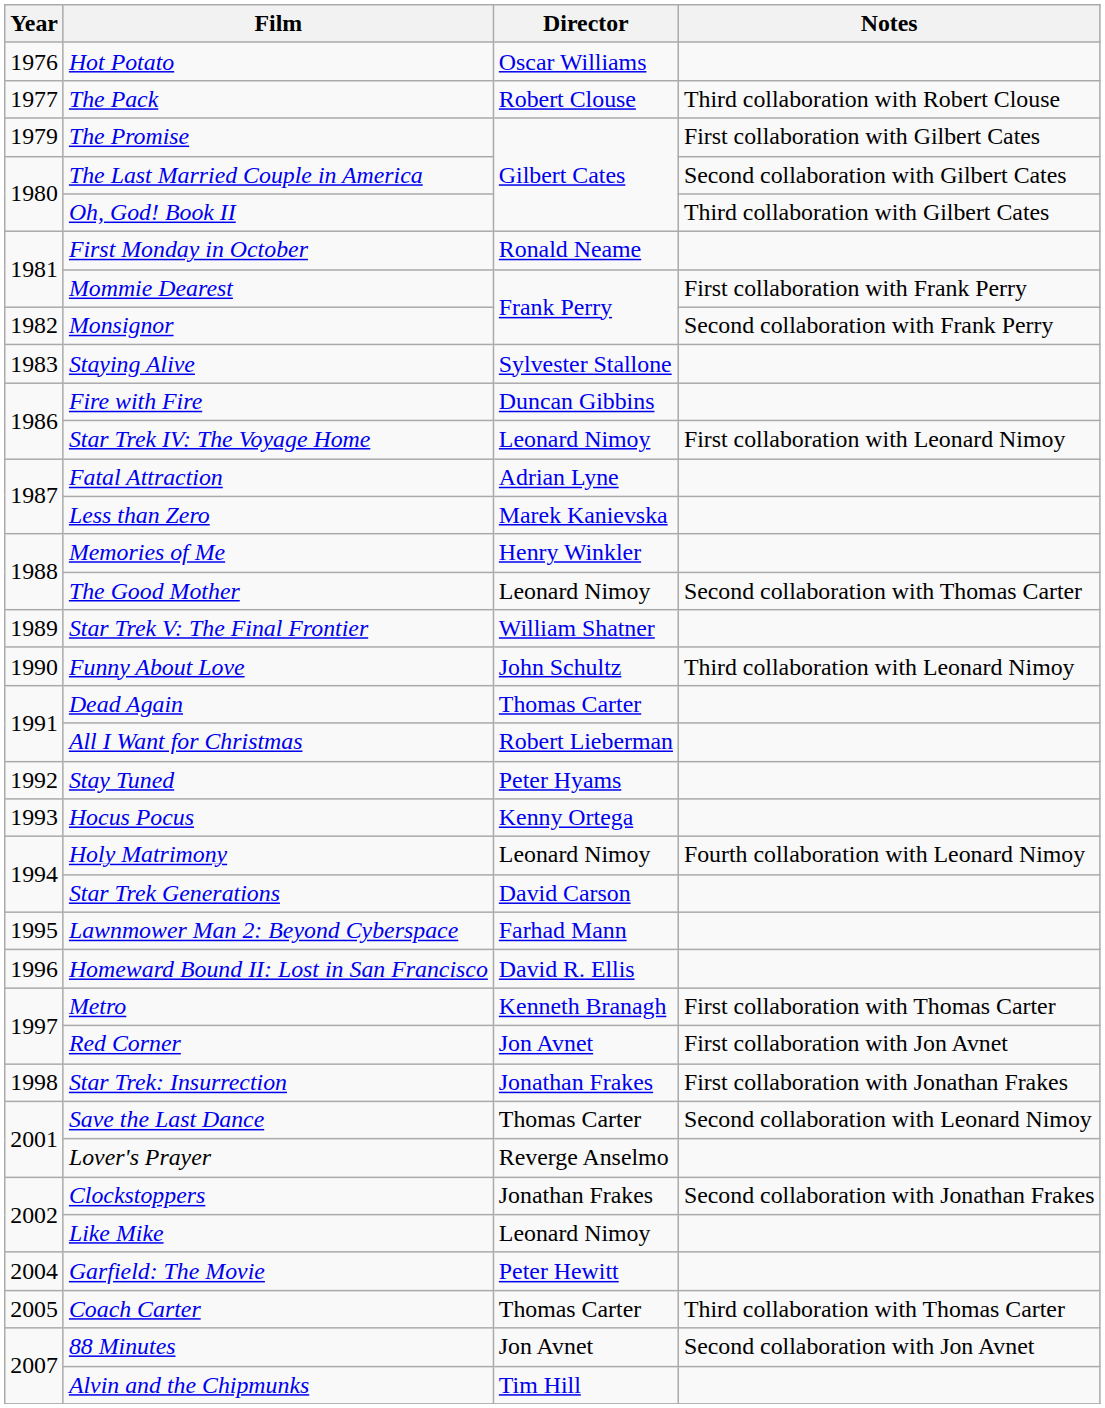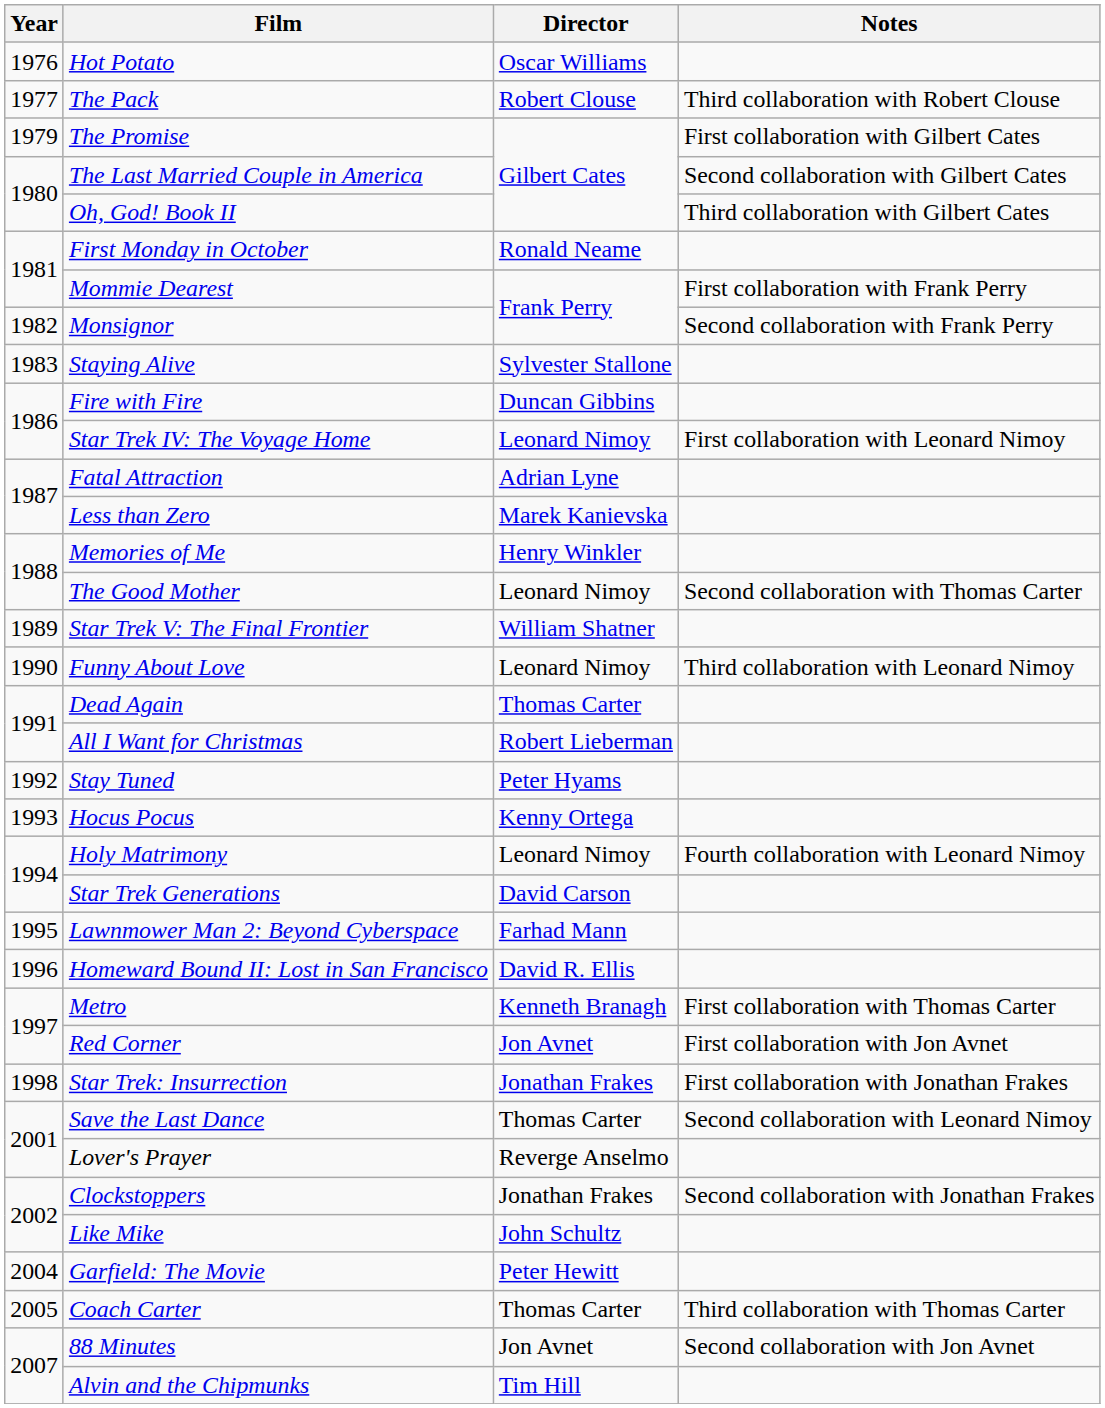(560, 666) John Schultz -> (575, 666) Leonard Nimoy
(575, 1233) Leonard Nimoy -> (560, 1233) John Schultz
